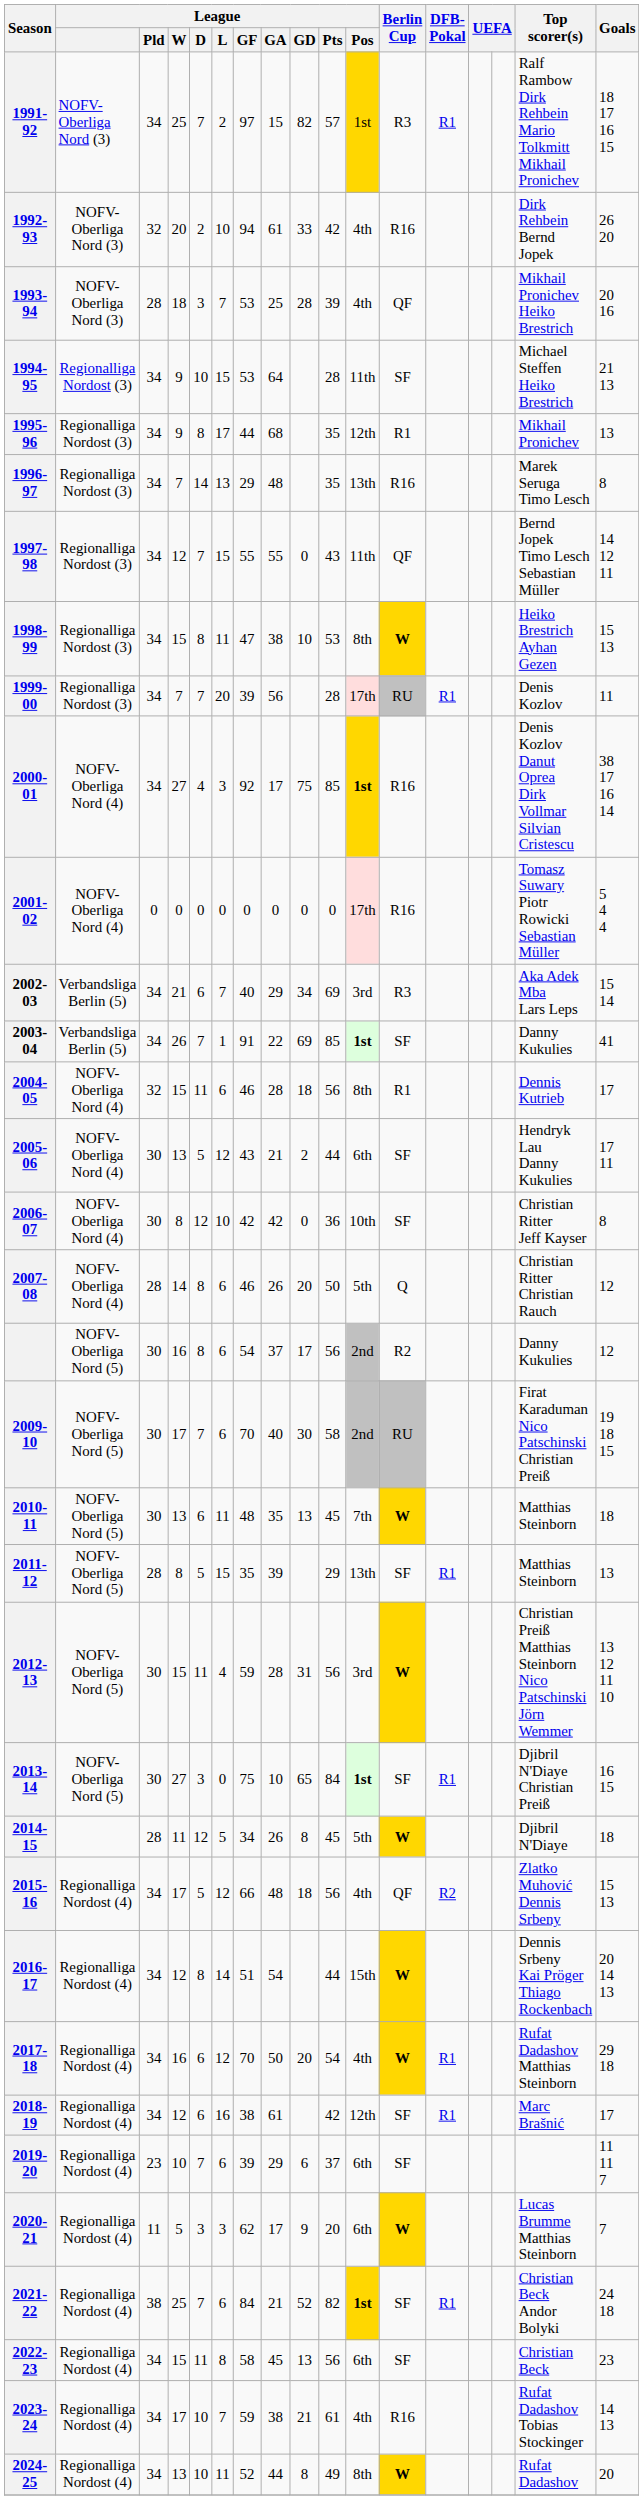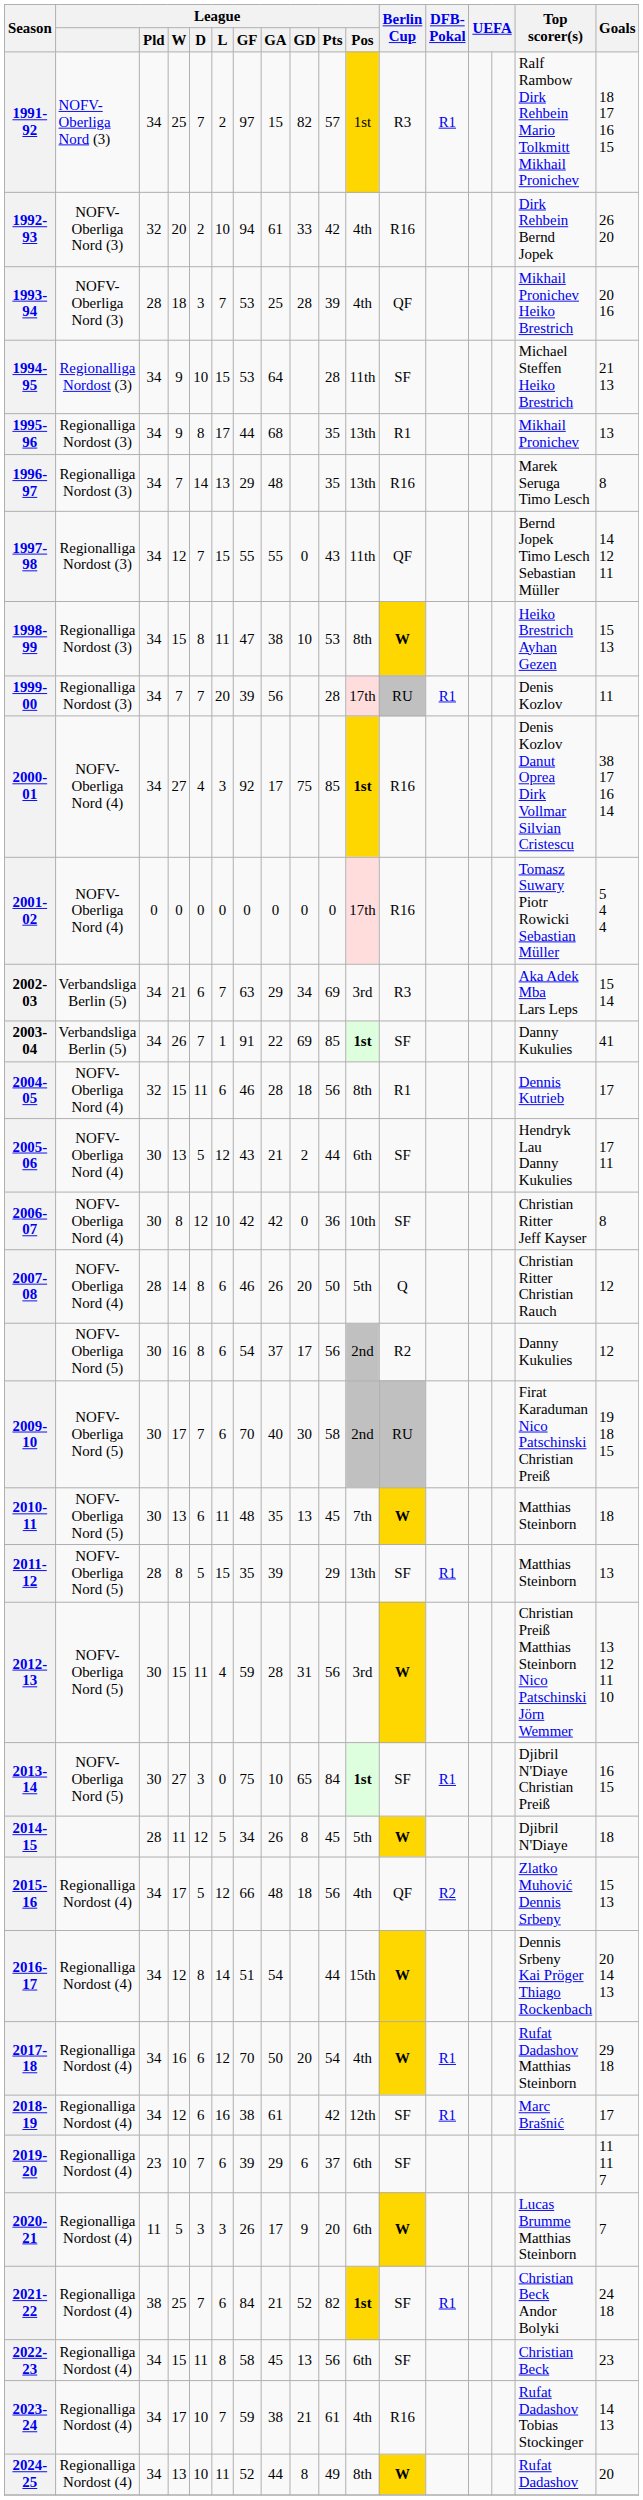(363, 434) 12th -> (363, 434) 13th
(247, 992) 40 -> (247, 992) 63
(247, 2229) 62 -> (247, 2229) 26
